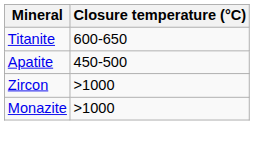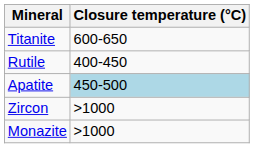+ row: (26, 62)
(100, 62) no background -> (100, 85) lightblue background
